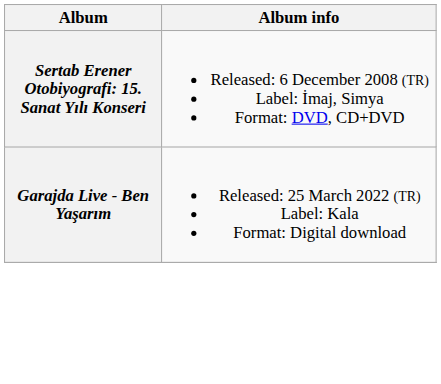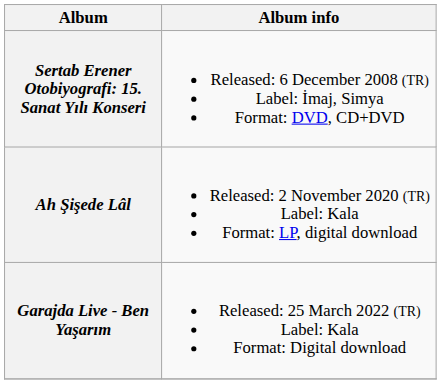+ row: (83, 204)
